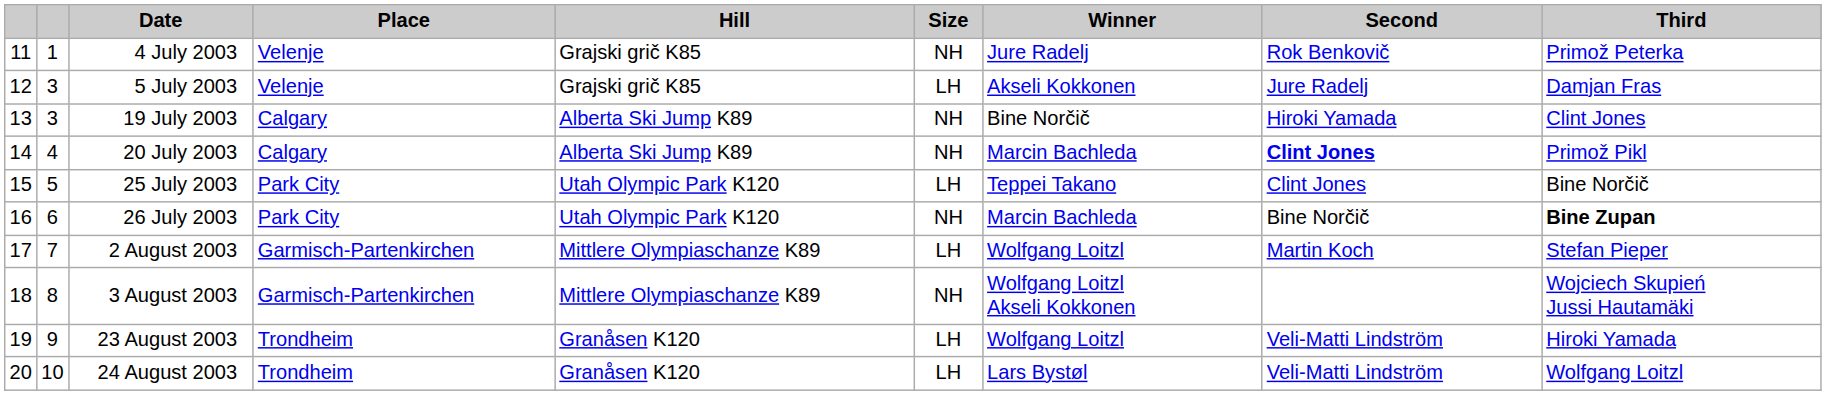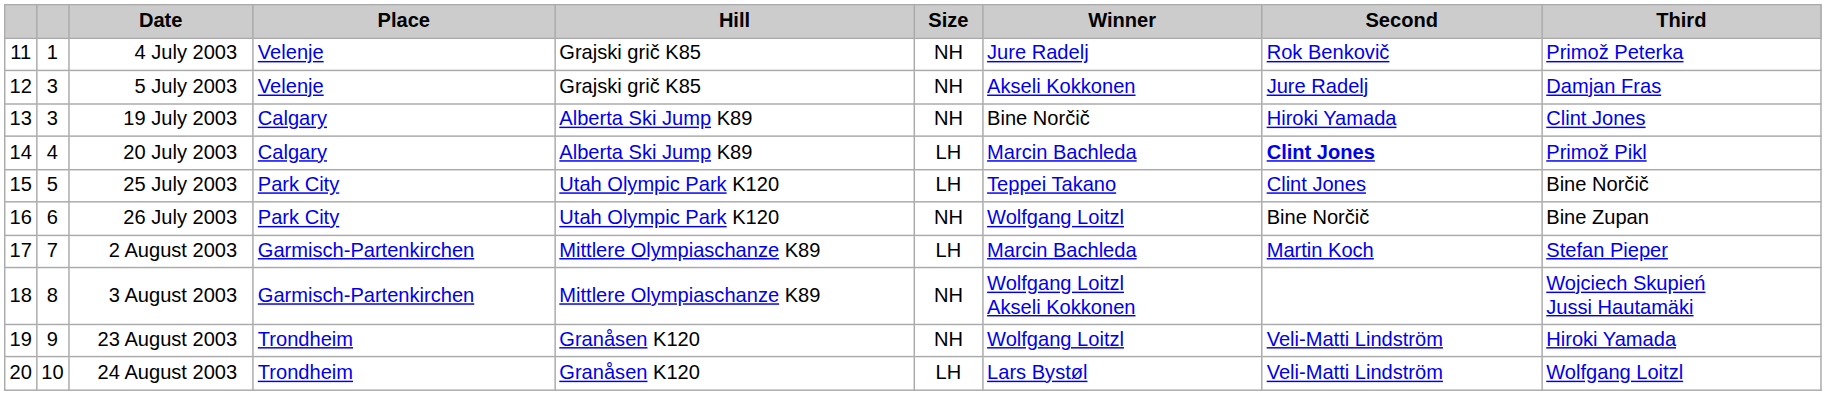(948, 86) LH -> (948, 86) NH
(948, 152) NH -> (948, 152) LH
(1062, 217) Marcin Bachleda -> (1056, 217) Wolfgang Loitzl
(1601, 217) bold -> (1598, 217) normal
(1056, 250) Wolfgang Loitzl -> (1062, 250) Marcin Bachleda
(948, 339) LH -> (948, 339) NH
